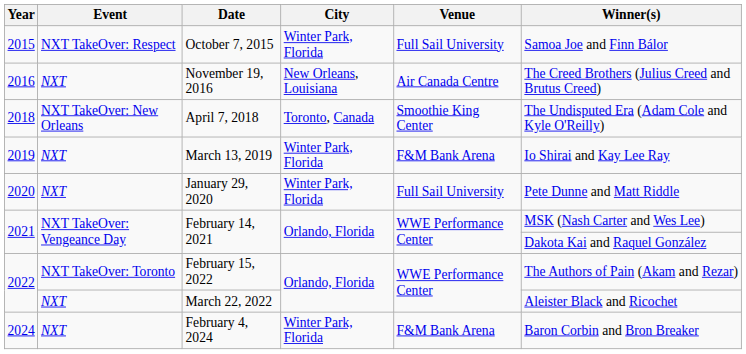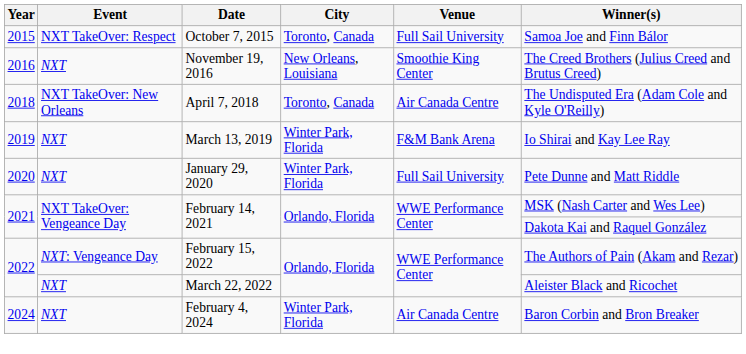(318, 44) Winter Park, Florida -> (329, 36) Toronto, Canada
(447, 81) Air Canada Centre -> (438, 66) Smoothie King Center
(438, 118) Smoothie King Center -> (447, 102) Air Canada Centre
(108, 271) NXT TakeOver: Toronto -> (99, 256) NXT: Vengeance Day
(446, 330) F&M Bank Arena -> (447, 315) Air Canada Centre
